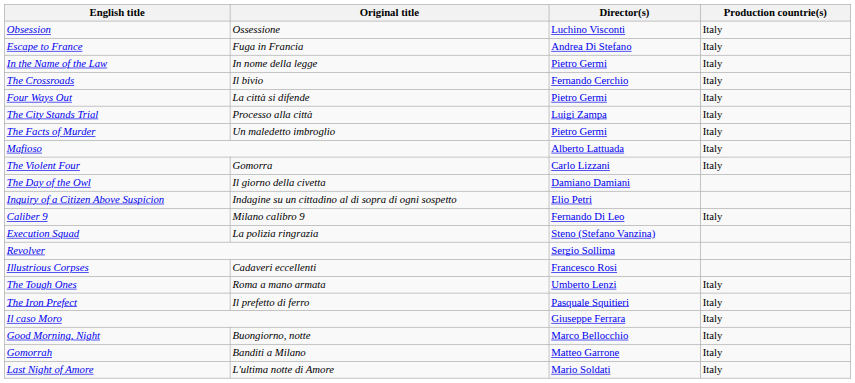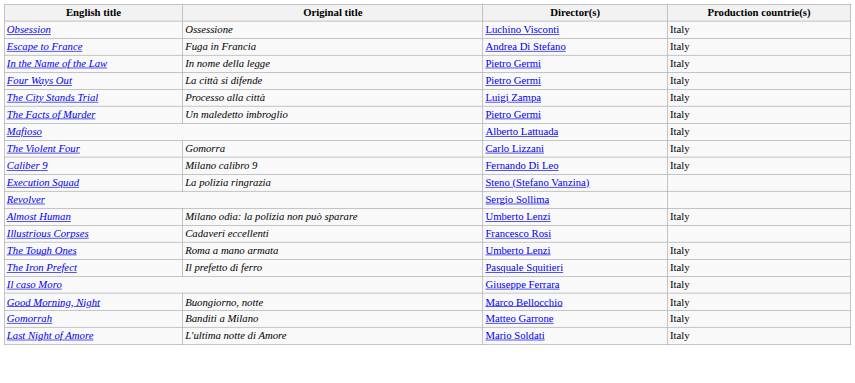- row: (41, 81)
- row: (49, 183)
- row: (85, 200)
+ row: (39, 217)
